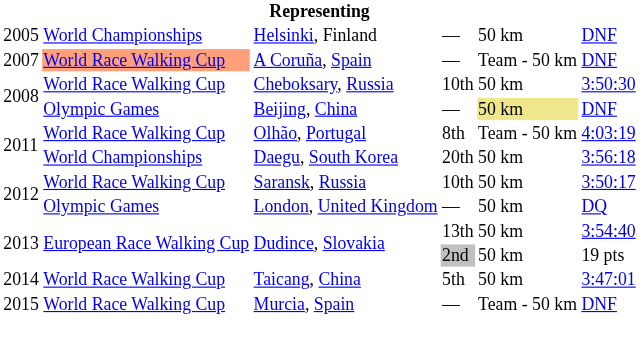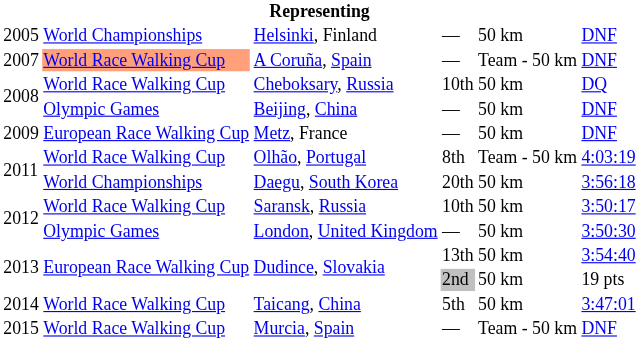(609, 84) 3:50:30 -> (594, 84) DQ
(501, 108) khaki background -> (501, 108) no background
+ row: (300, 133)
(594, 206) DQ -> (609, 231) 3:50:30
